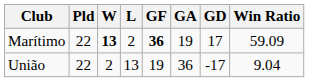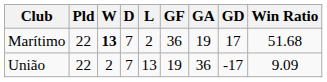+ column: (129, 16)
(156, 40) bold -> (174, 40) normal
(267, 40) 59.09 -> (285, 40) 51.68
(267, 64) 9.04 -> (285, 64) 9.09
